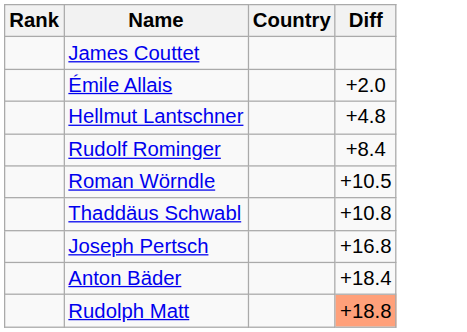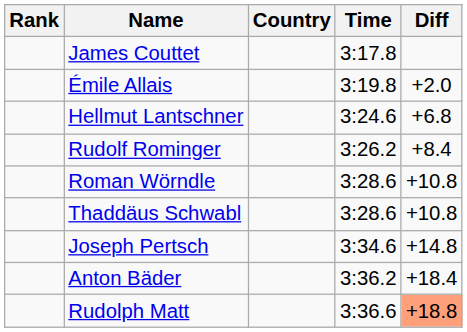+ column: (368, 20)
(366, 117) +4.8 -> (432, 117) +6.8
(366, 181) +10.5 -> (432, 181) +10.8
(366, 246) +16.8 -> (432, 246) +14.8
